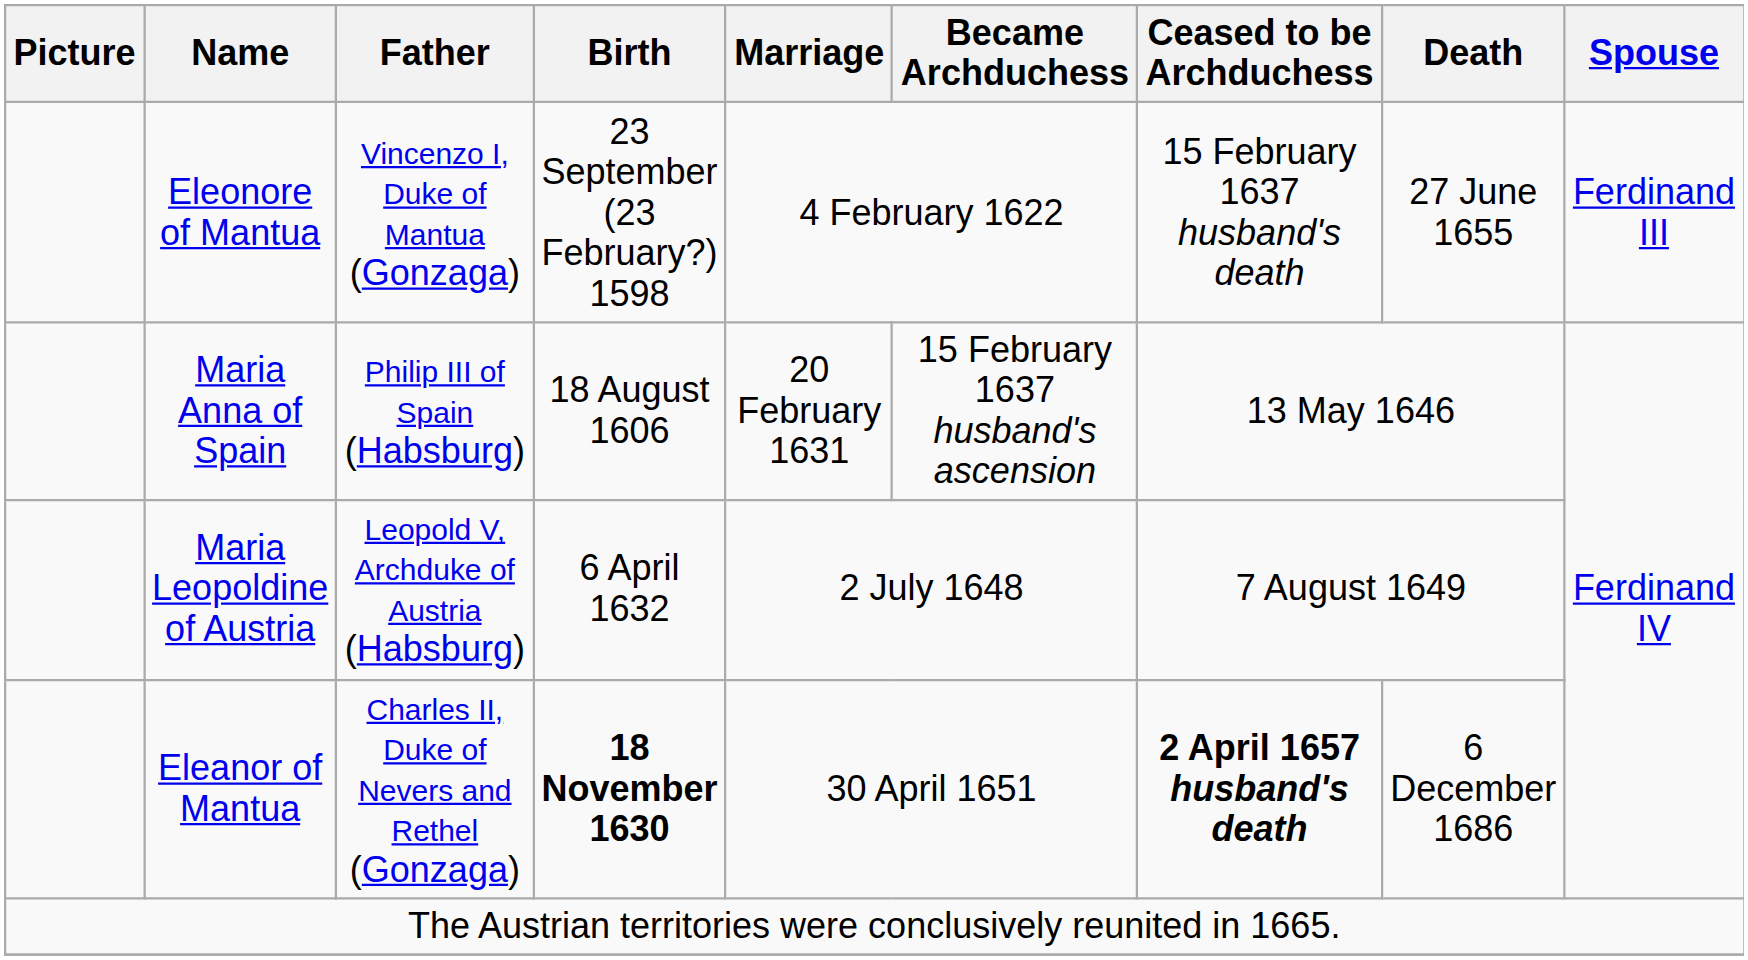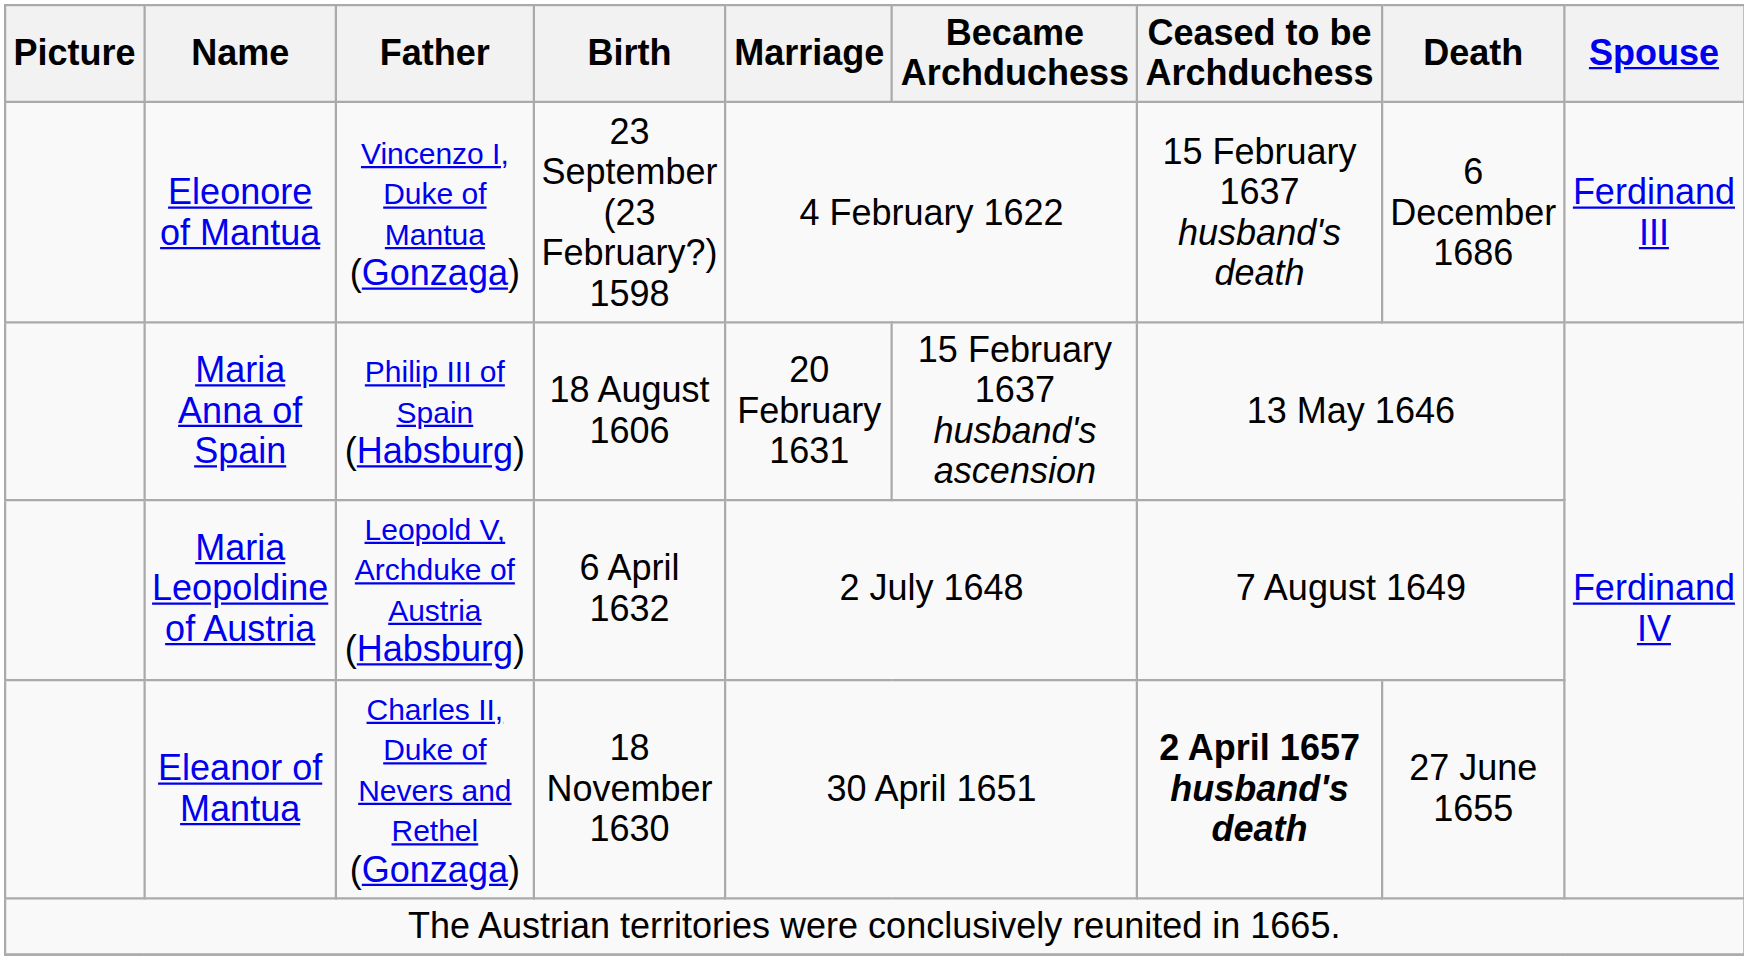(1473, 211) 27 June 1655 -> (1473, 211) 6 December 1686
(630, 787) bold -> (630, 787) normal
(1473, 787) 6 December 1686 -> (1473, 787) 27 June 1655
